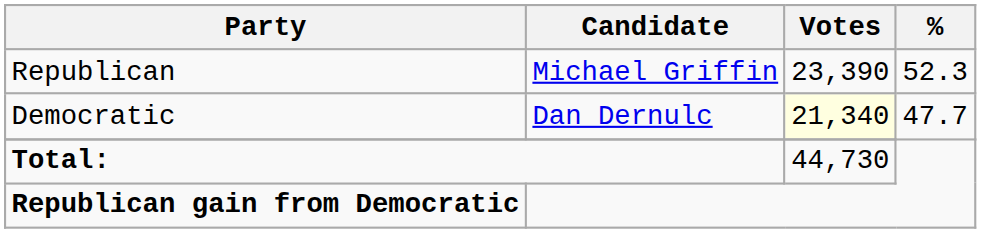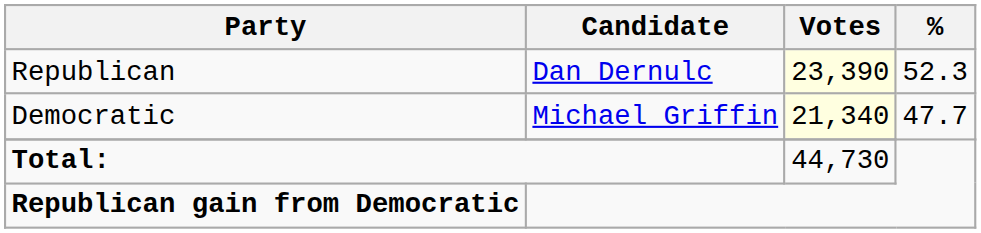(655, 72) Michael Griffin -> (623, 72) Dan Dernulc
(840, 72) no background -> (840, 72) lightyellow background
(623, 116) Dan Dernulc -> (655, 116) Michael Griffin
